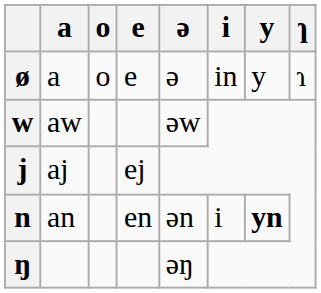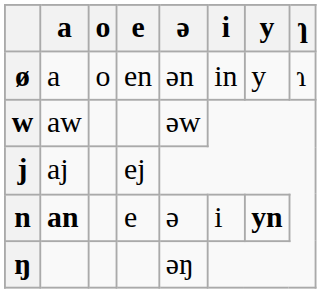(131, 75) e -> (138, 75) en
(172, 75) ə -> (180, 75) ən
(61, 216) normal -> (63, 216) bold
(138, 216) en -> (131, 216) e
(180, 216) ən -> (172, 216) ə
